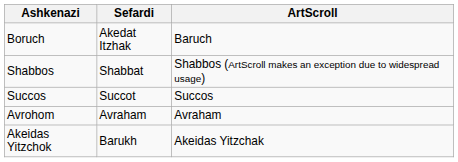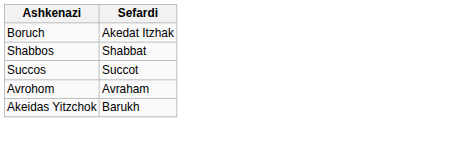- column: (313, 13)
